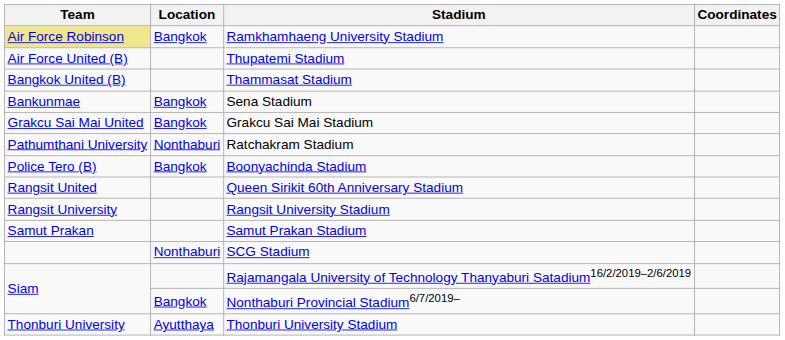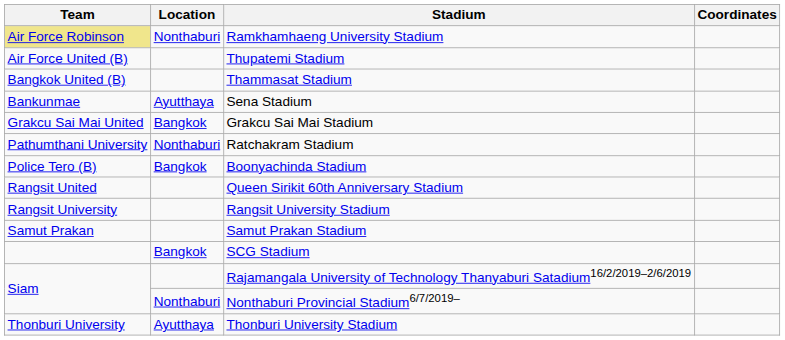(180, 36) Bangkok -> (187, 36) Nonthaburi
(180, 101) Bangkok -> (184, 101) Ayutthaya
(187, 252) Nonthaburi -> (180, 252) Bangkok
(180, 301) Bangkok -> (187, 301) Nonthaburi
